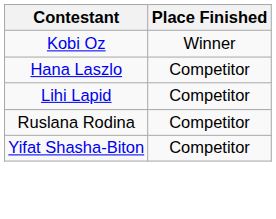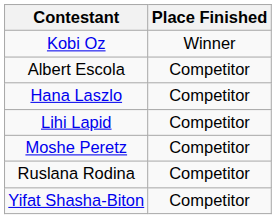+ row: (76, 69)
+ row: (76, 148)
